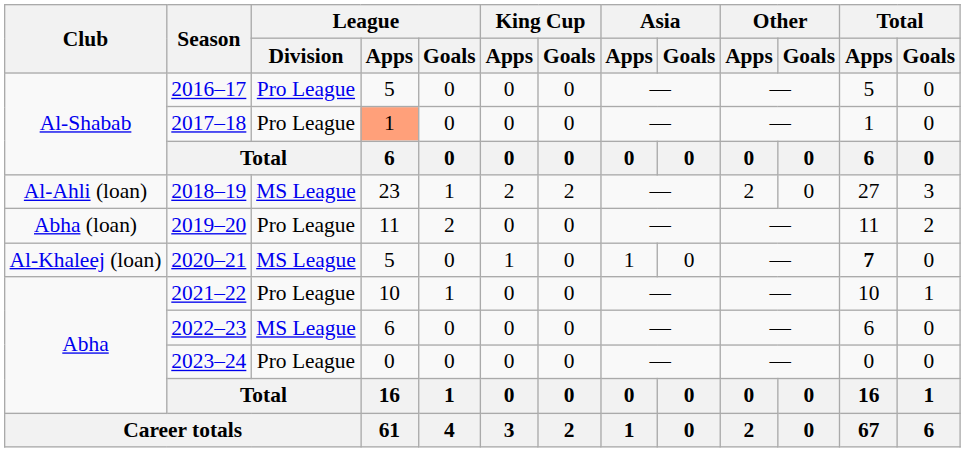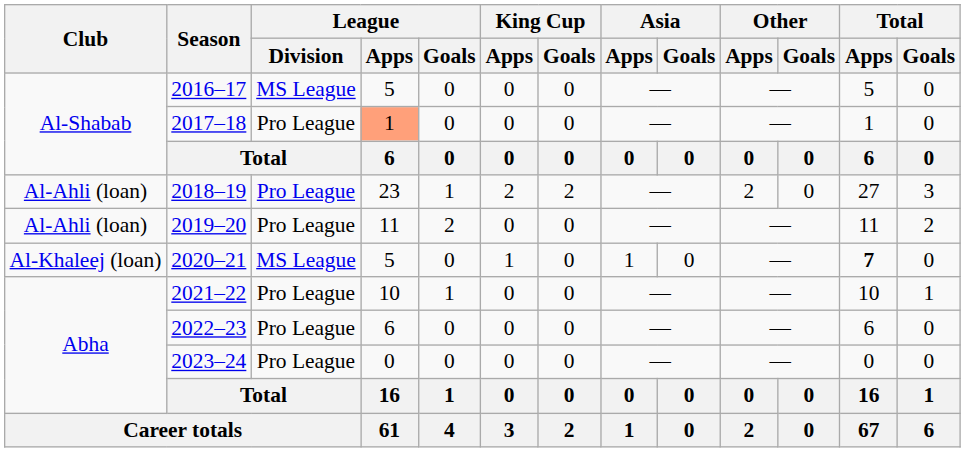(306, 89) Pro League -> (306, 89) MS League
(306, 191) MS League -> (306, 191) Pro League
(85, 225) Abha (loan) -> (85, 225) Al-Ahli (loan)
(306, 327) MS League -> (306, 327) Pro League
